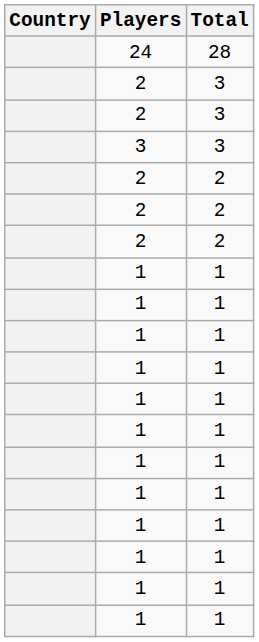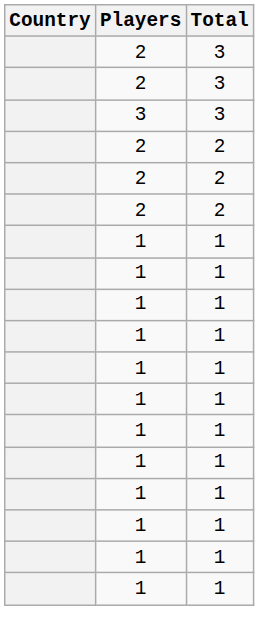- row: (141, 52)
